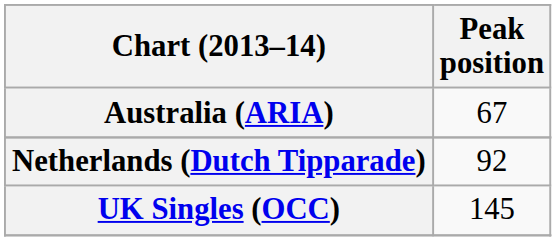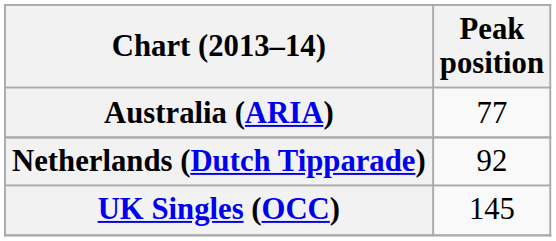(492, 112) 67 -> (492, 112) 77
